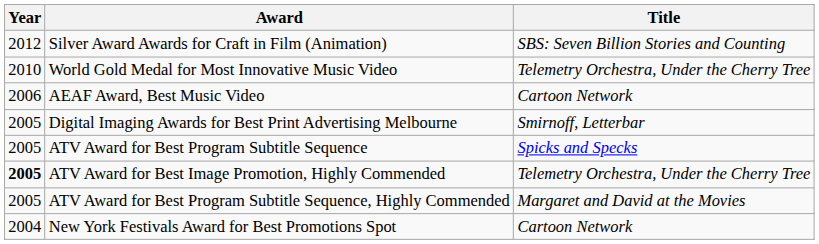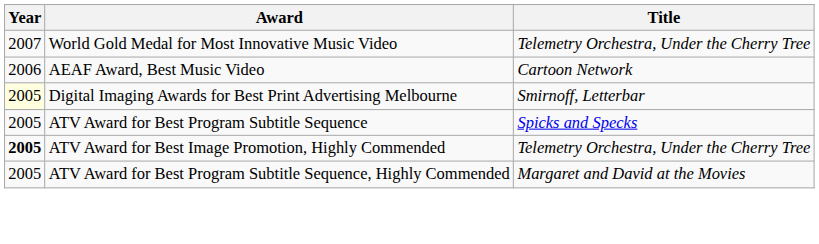- row: (218, 43)
(25, 69) 2010 -> (25, 43) 2007
(25, 122) no background -> (25, 95) lightyellow background
- row: (223, 226)
